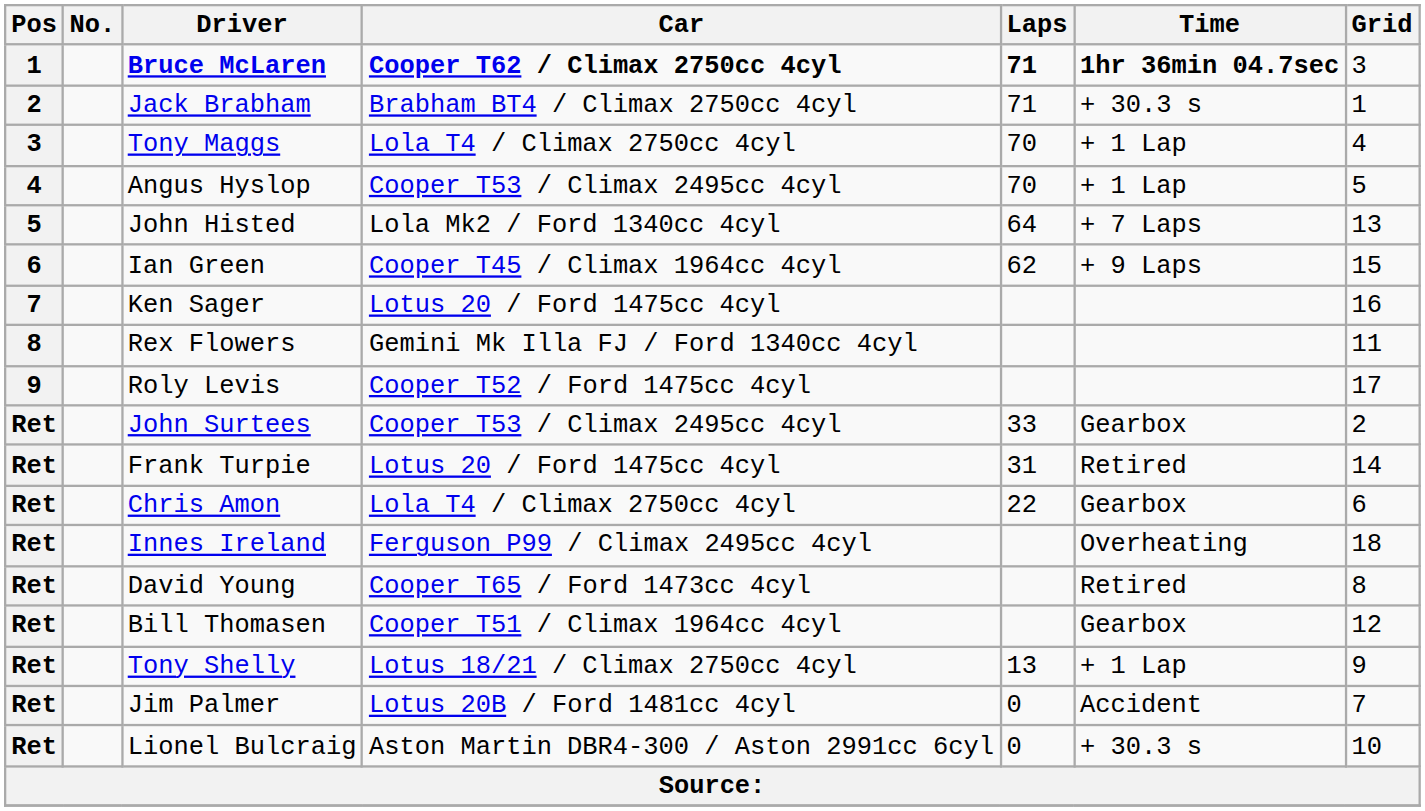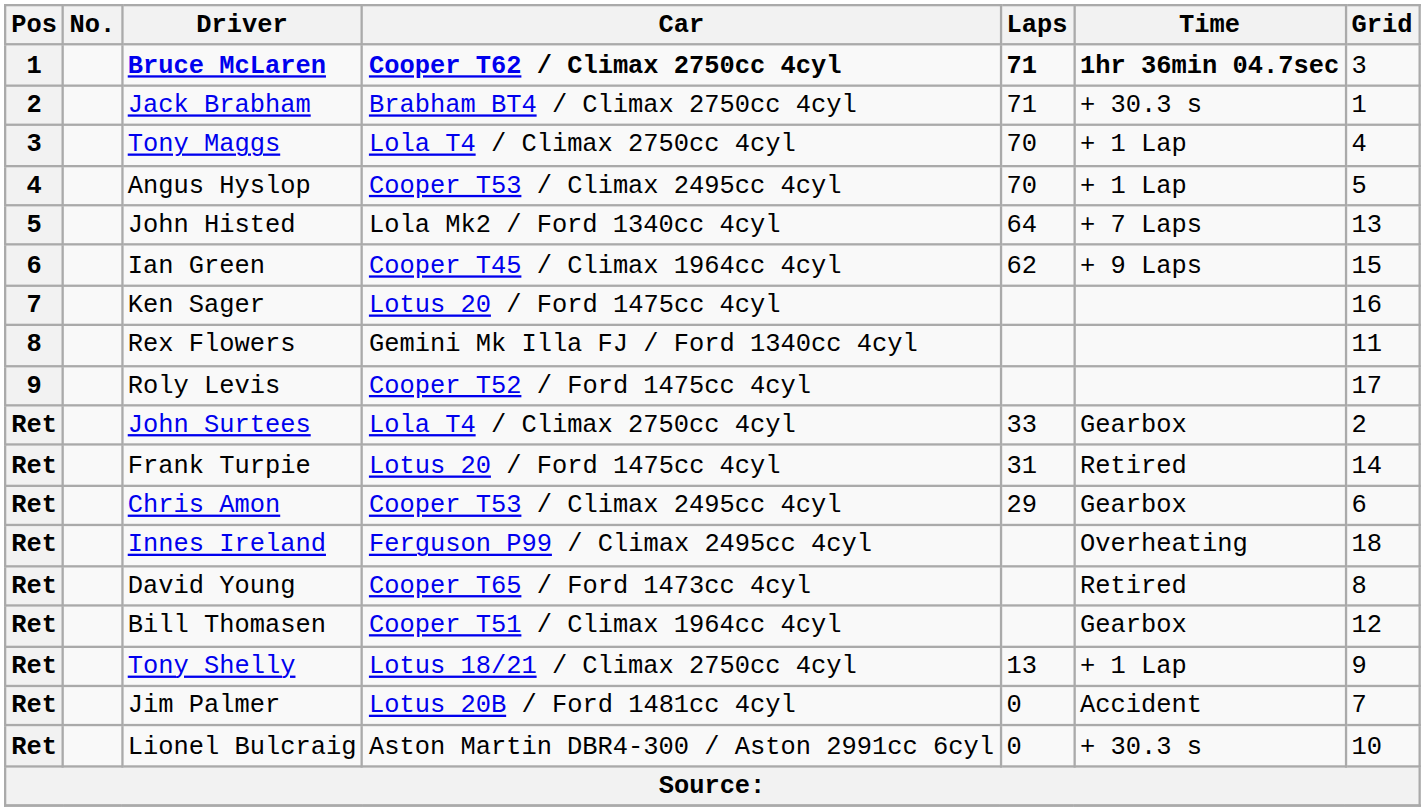(605, 426) Cooper T53 / Climax 2495cc 4cyl -> (582, 426) Lola T4 / Climax 2750cc 4cyl
(582, 506) Lola T4 / Climax 2750cc 4cyl -> (605, 506) Cooper T53 / Climax 2495cc 4cyl
(1022, 506) 22 -> (1022, 506) 29
